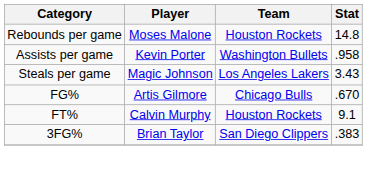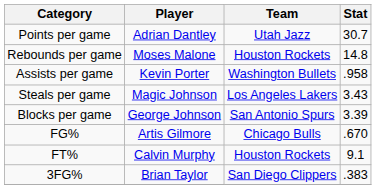+ row: (65, 34)
+ row: (65, 114)
